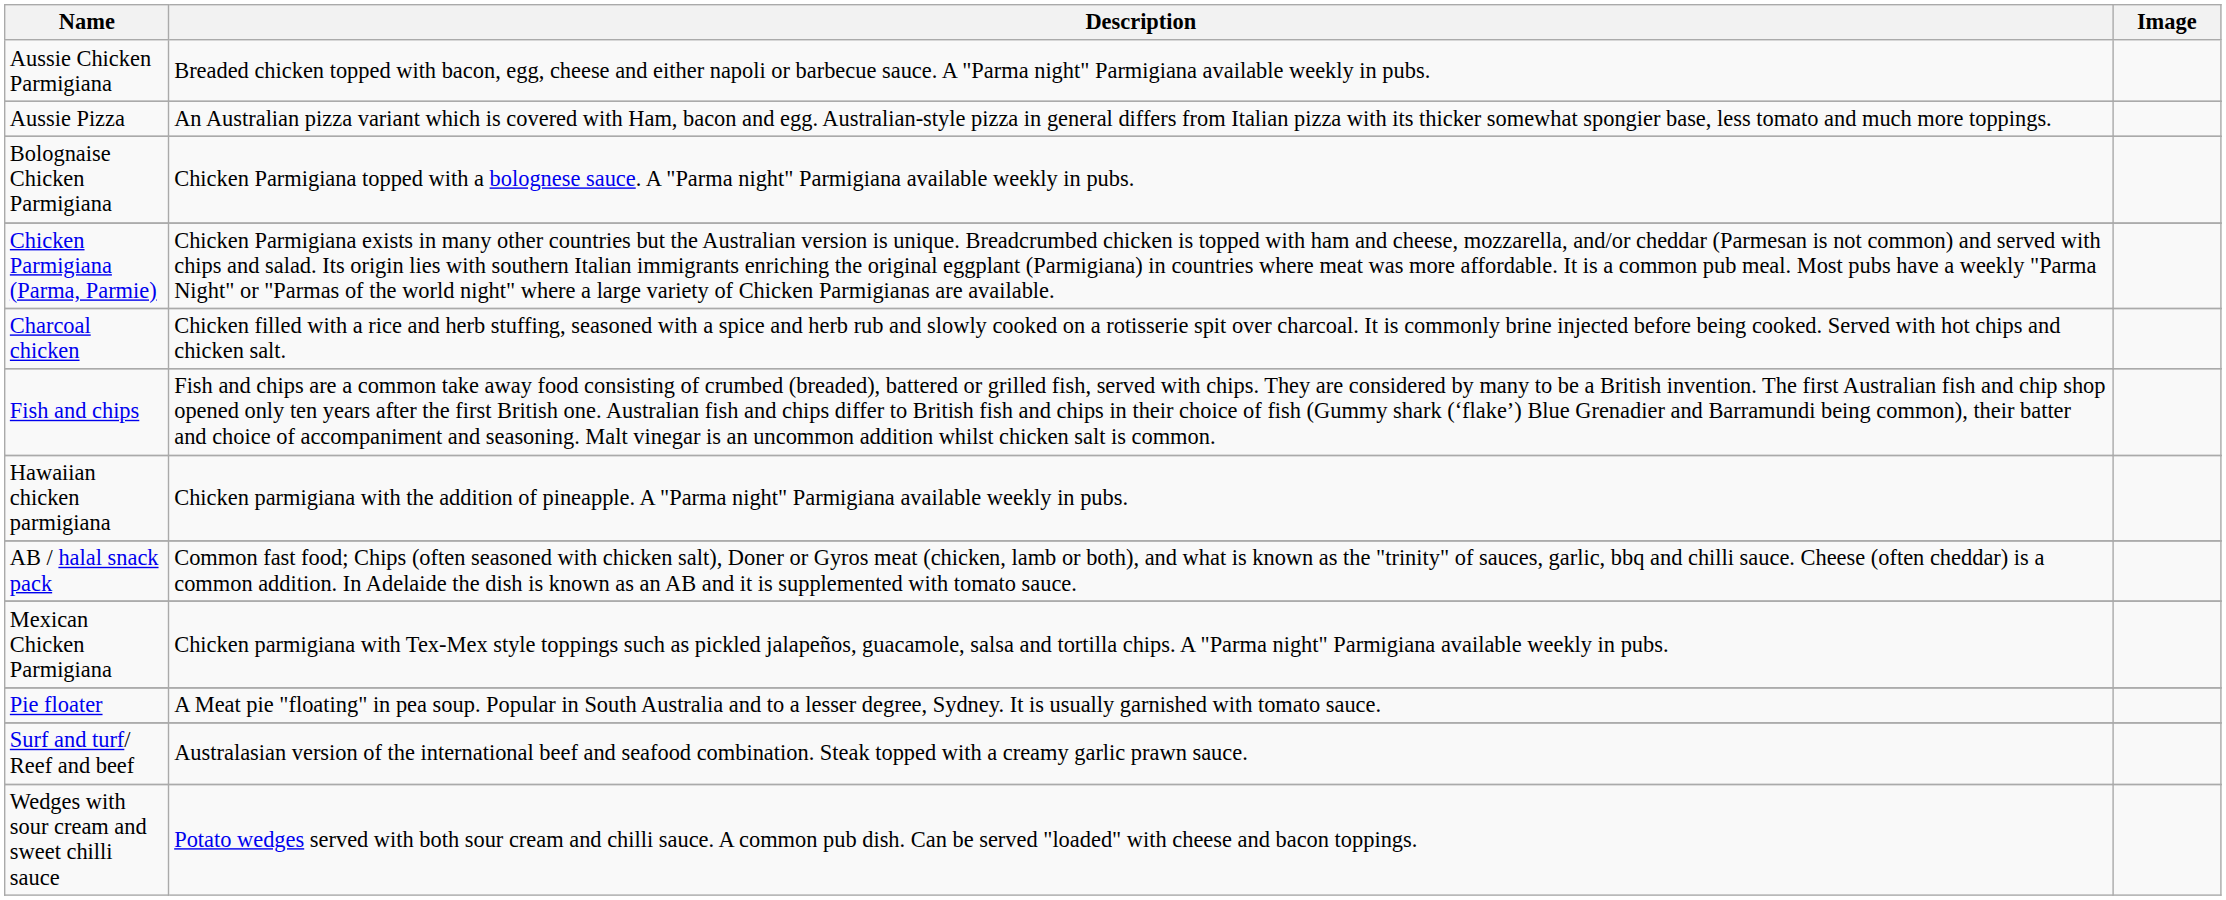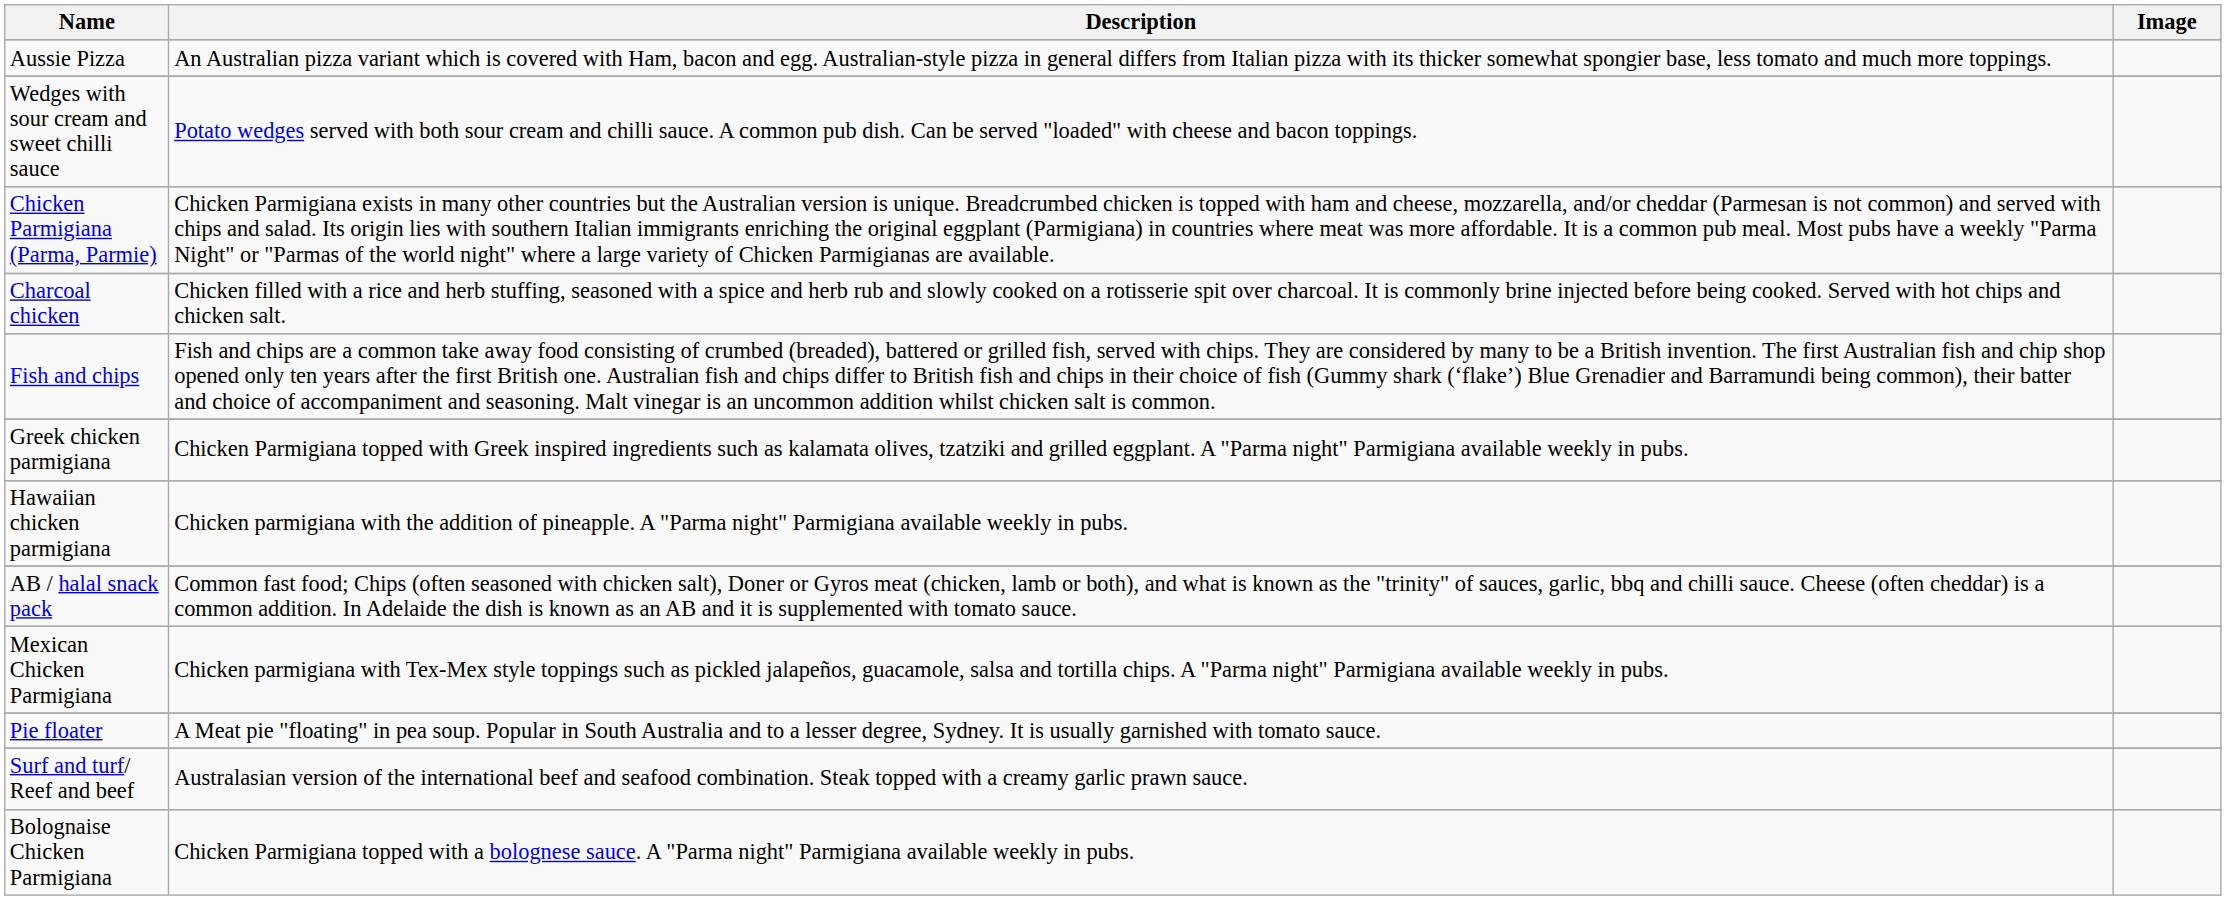- row: (80, 70)
rows swapped: (61, 179) <-> (78, 839)
+ row: (75, 449)
